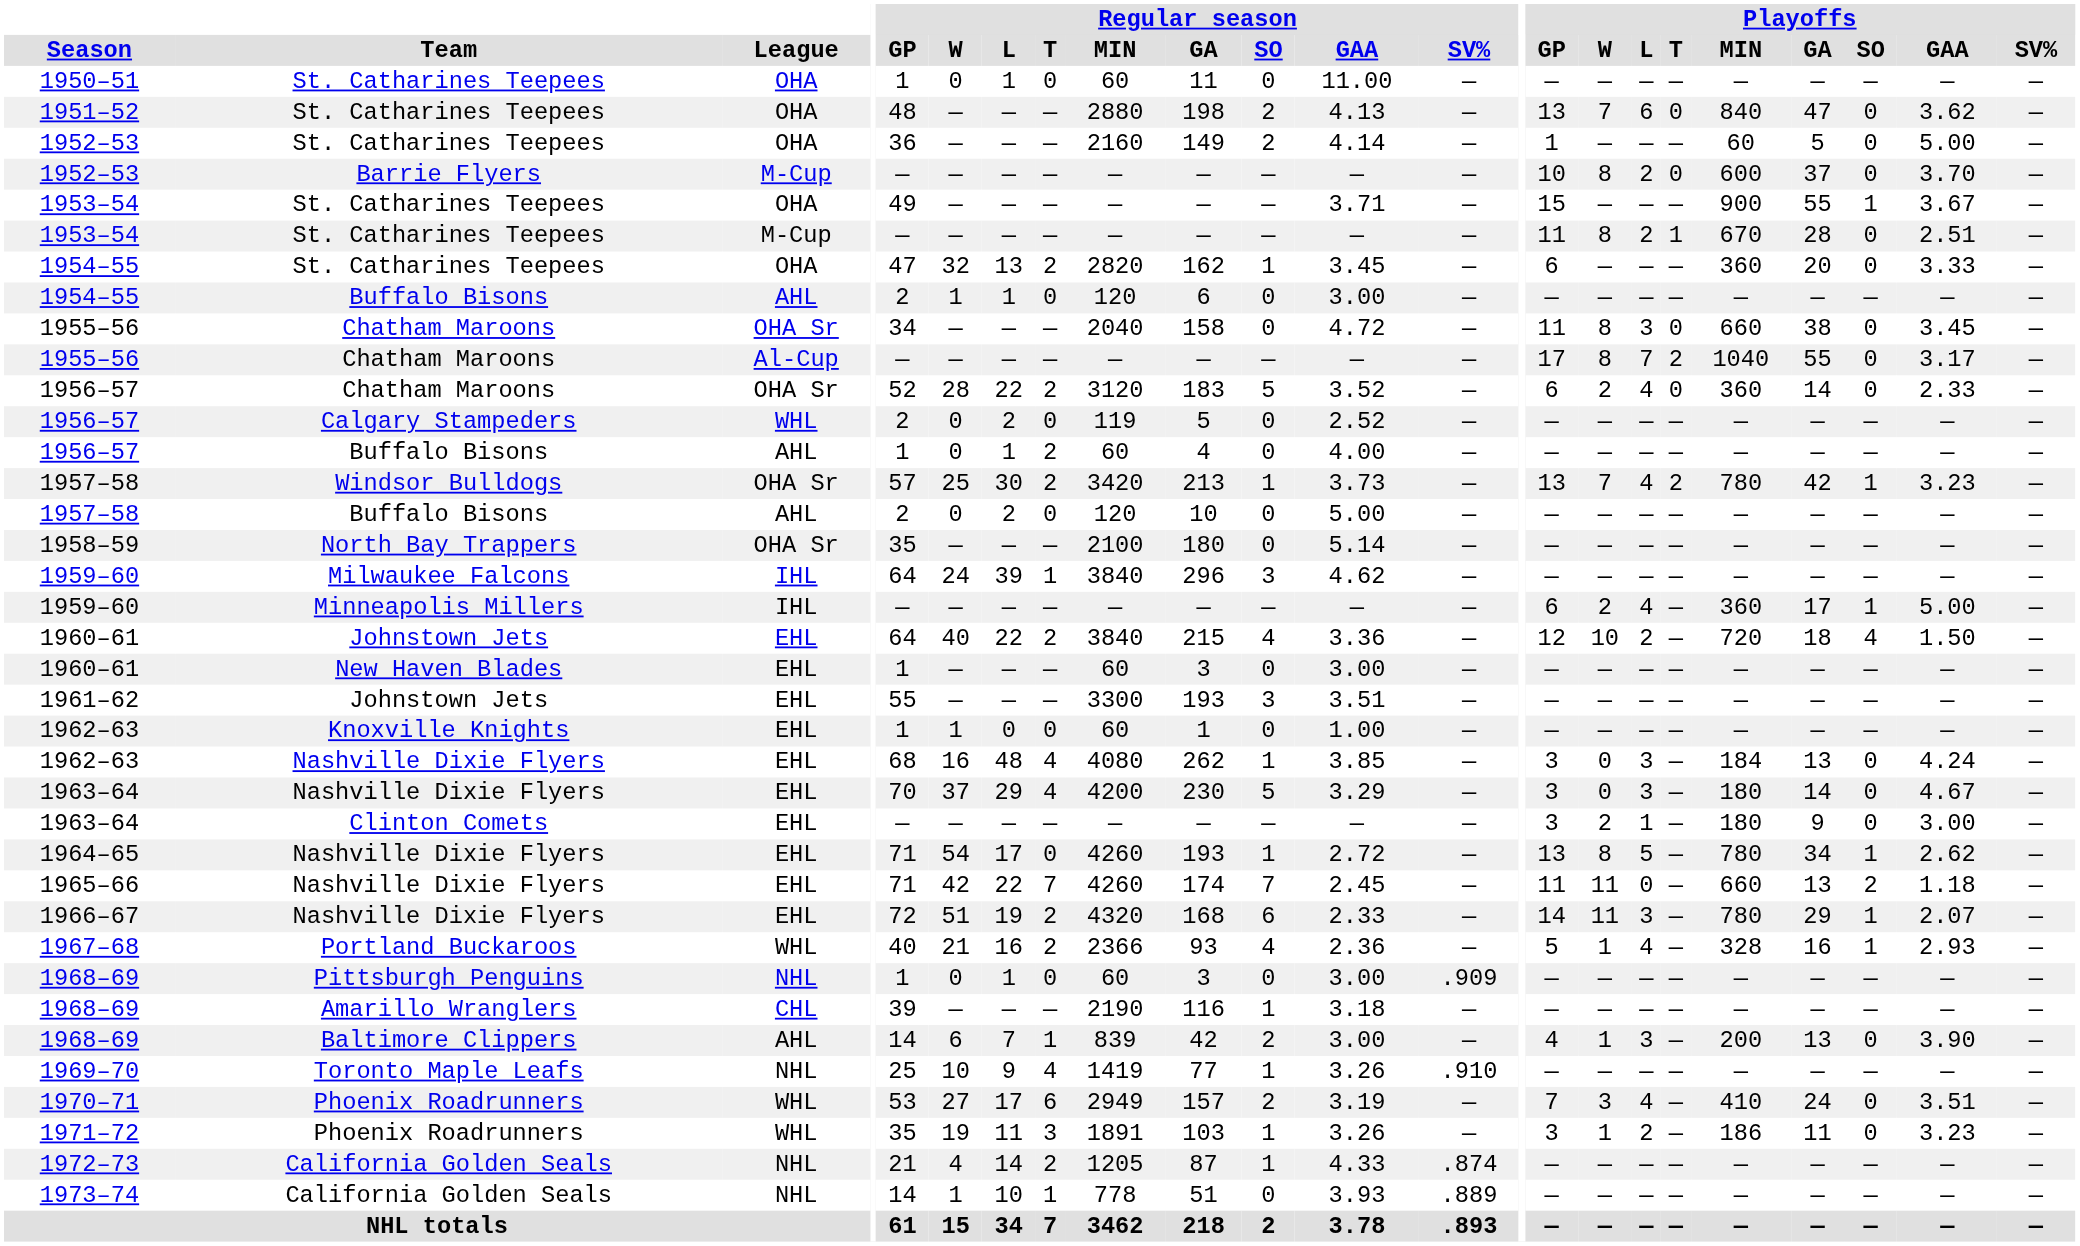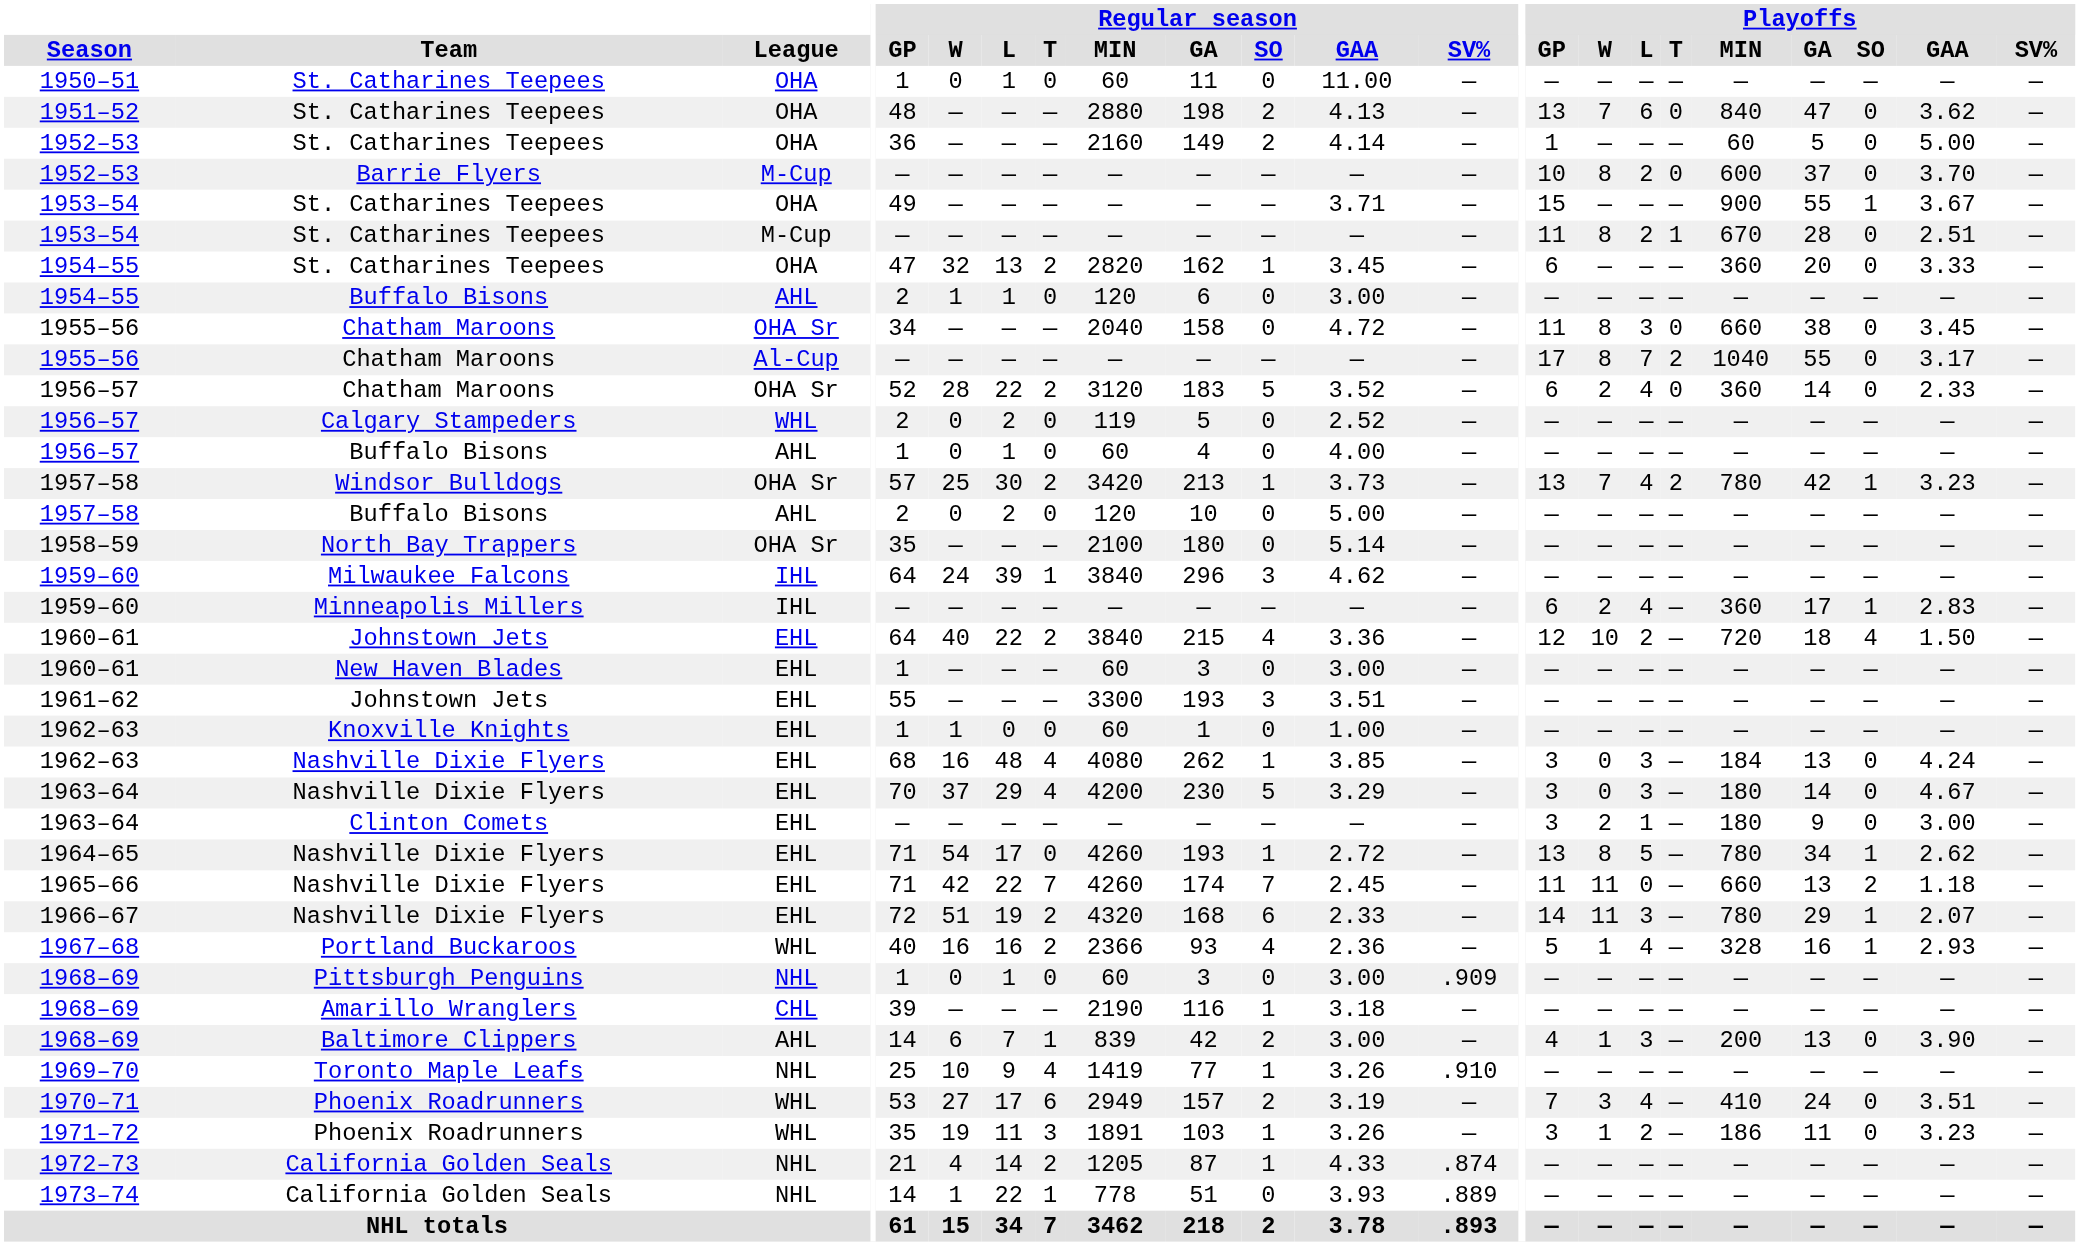(1050, 453) 2 -> (1050, 453) 0
(1947, 607) 5.00 -> (1947, 607) 2.83
(956, 948) 21 -> (956, 948) 16
(1009, 1195) 10 -> (1009, 1195) 22
